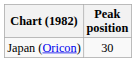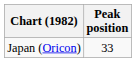(107, 47) 30 -> (107, 47) 33
